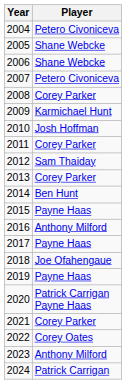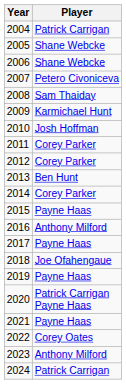(77, 29) Petero Civoniceva -> (72, 29) Patrick Carrigan
(65, 95) Corey Parker -> (65, 95) Sam Thaiday
(65, 161) Sam Thaiday -> (65, 161) Corey Parker
(65, 178) Corey Parker -> (56, 178) Ben Hunt
(56, 194) Ben Hunt -> (65, 194) Corey Parker
(65, 321) Corey Parker -> (63, 321) Payne Haas
